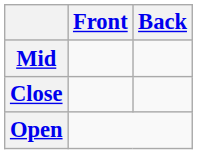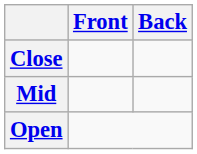rows swapped: (36, 93) <-> (36, 58)
